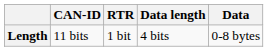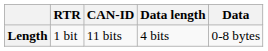columns swapped: (77, 14) <-> (121, 14)
